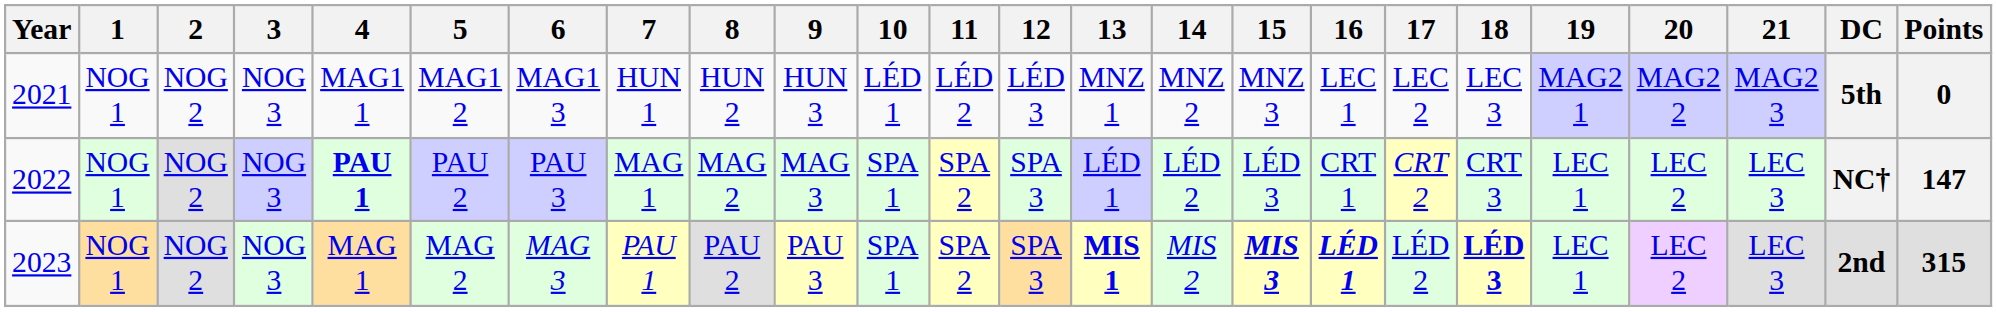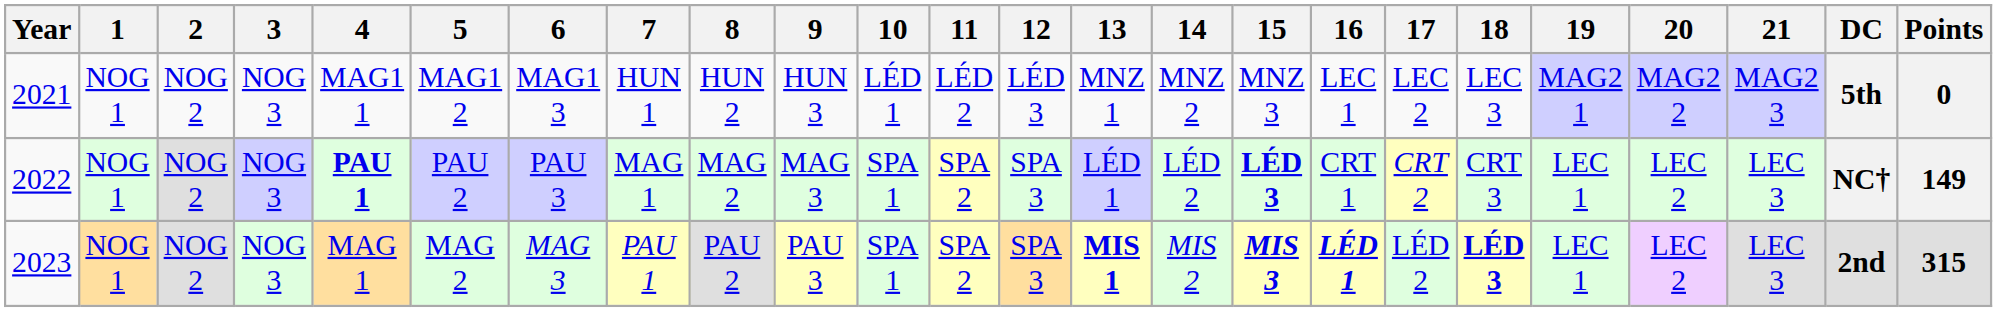(1272, 178) normal -> (1272, 178) bold
(1944, 178) 147 -> (1944, 178) 149
